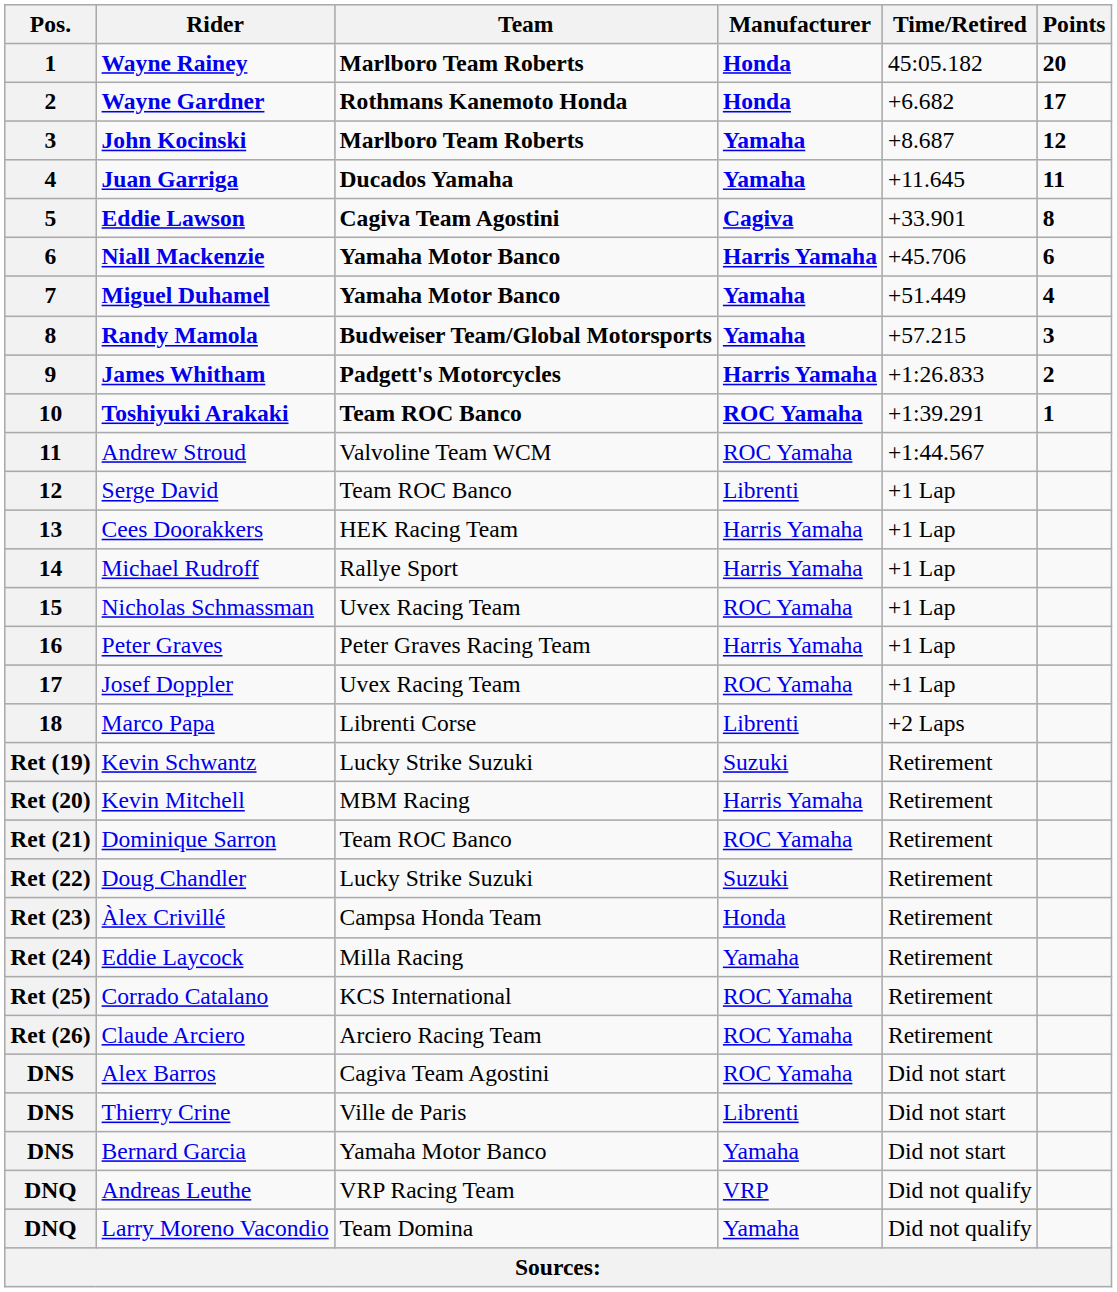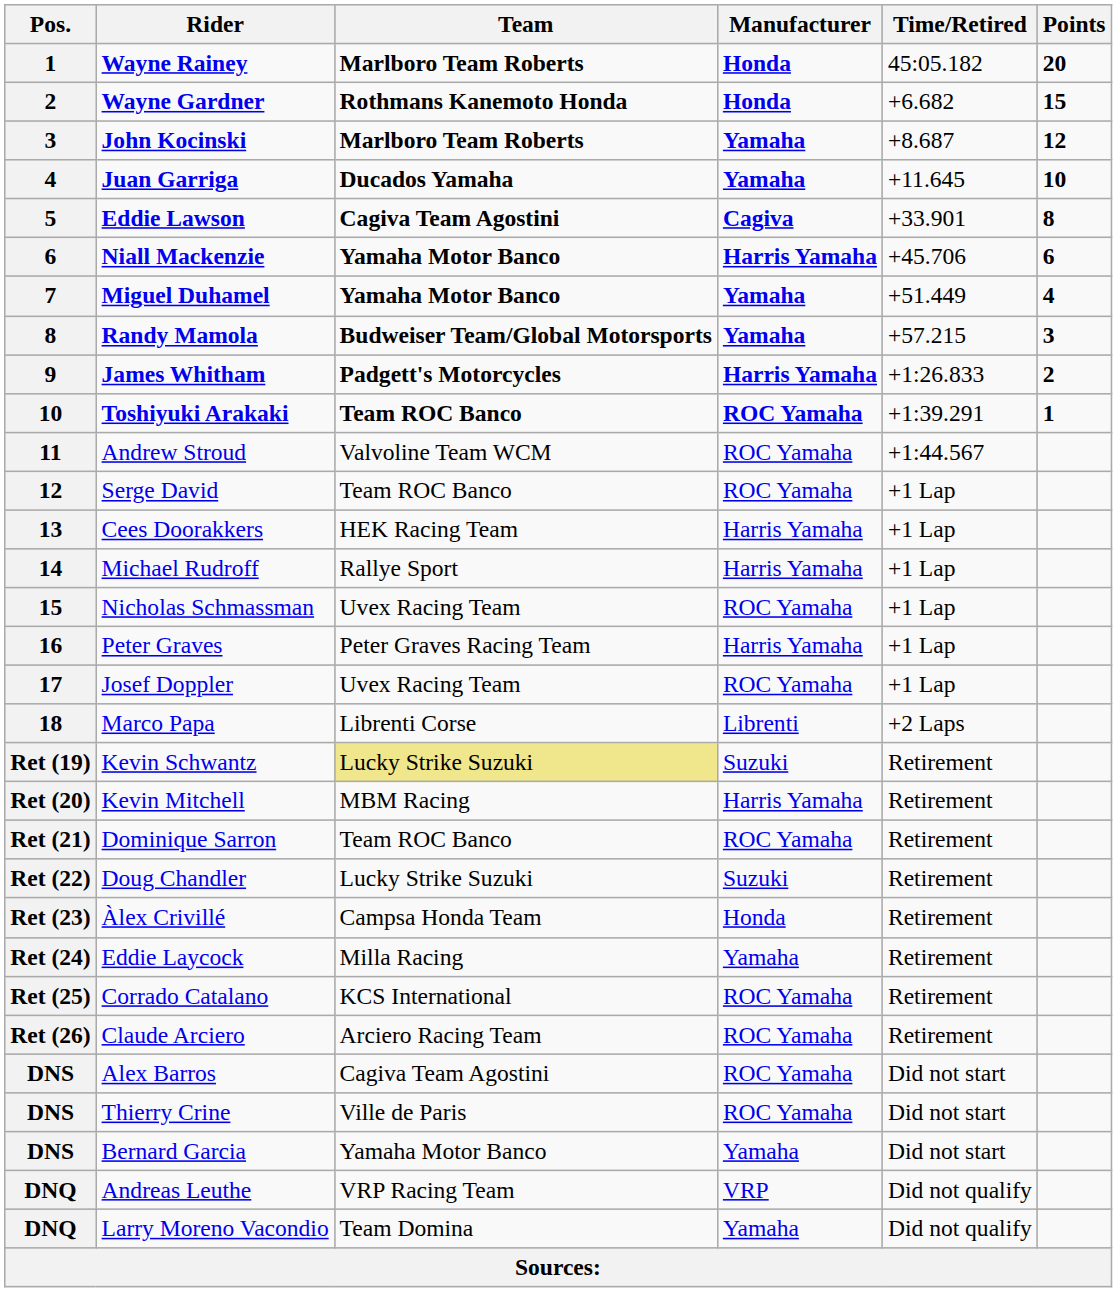(1055, 101) 17 -> (1055, 101) 15
(1054, 179) 11 -> (1055, 179) 10
(761, 490) Librenti -> (788, 490) ROC Yamaha
(436, 762) no background -> (436, 762) khaki background
(761, 1111) Librenti -> (788, 1111) ROC Yamaha
